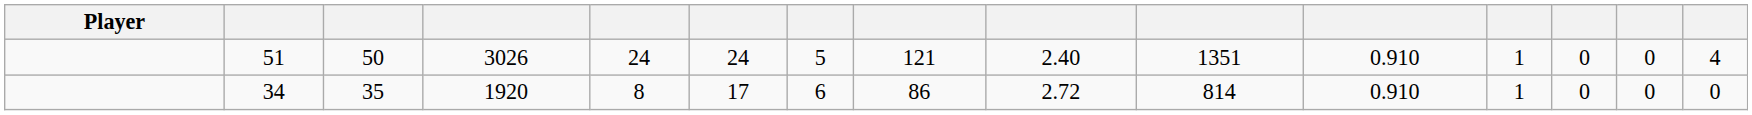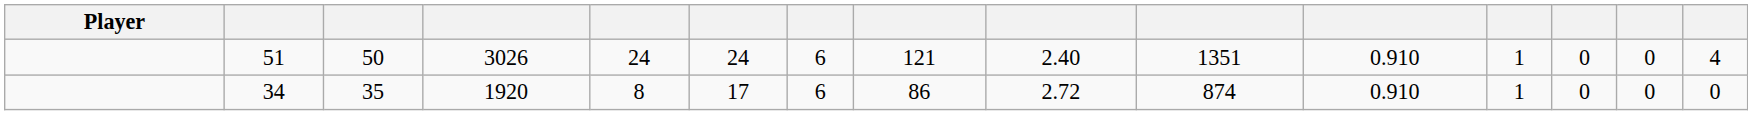(820, 57) 5 -> (820, 57) 6
(1219, 92) 814 -> (1219, 92) 874
